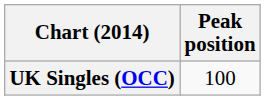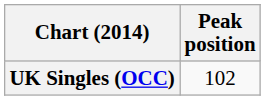(220, 77) 100 -> (220, 77) 102
